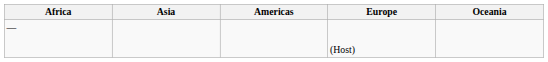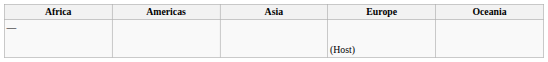columns swapped: (274, 12) <-> (166, 12)
